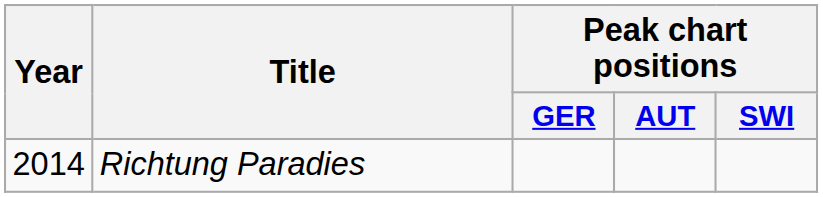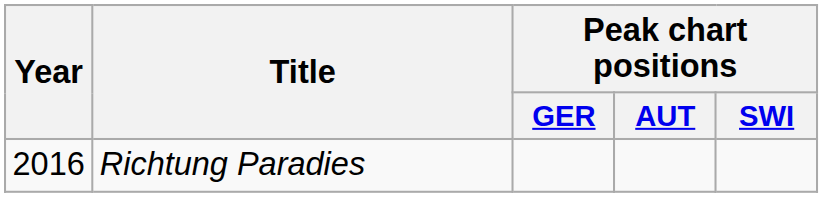(49, 164) 2014 -> (49, 164) 2016
